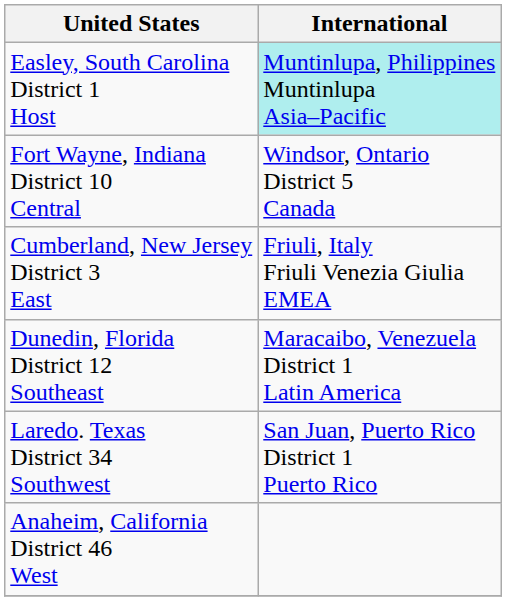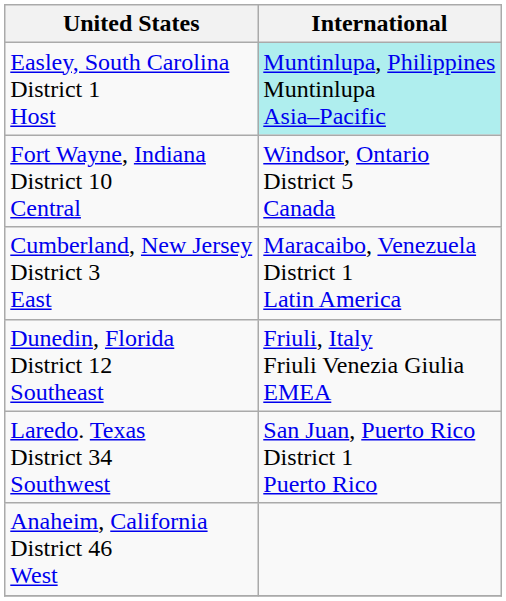(364, 272) Friuli, Italy Friuli Venezia Giulia EMEA -> (370, 272) Maracaibo, Venezuela District 1 Latin America
(370, 364) Maracaibo, Venezuela District 1 Latin America -> (364, 364) Friuli, Italy Friuli Venezia Giulia EMEA
